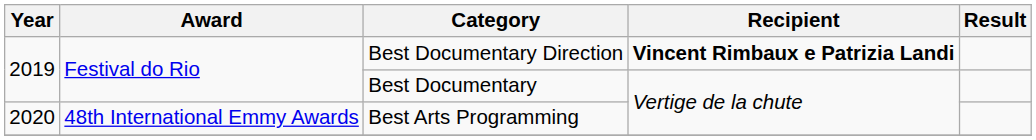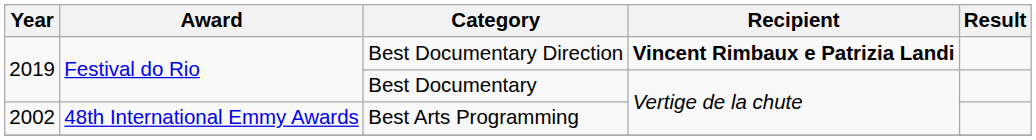(32, 118) 2020 -> (32, 118) 2002
